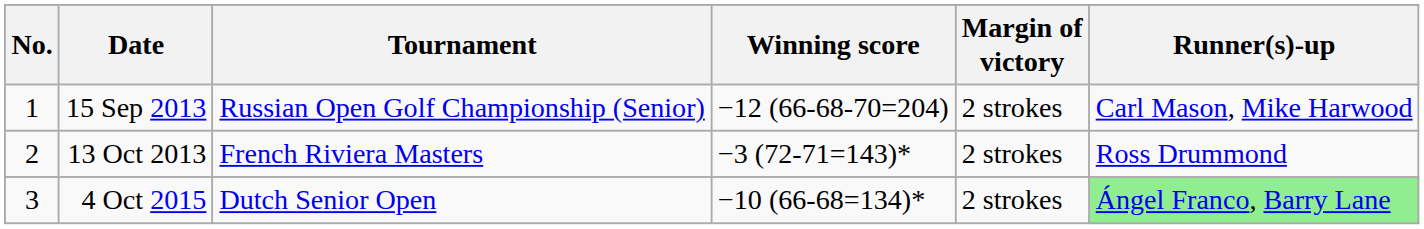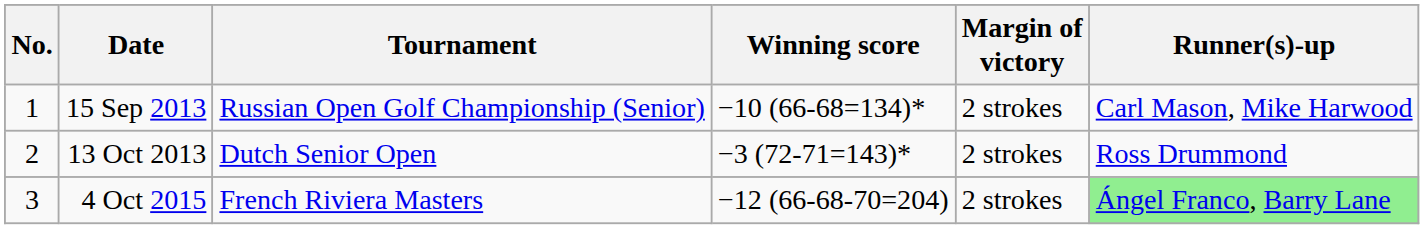(833, 107) −12 (66-68-70=204) -> (822, 107) −10 (66-68=134)*
(351, 153) French Riviera Masters -> (328, 153) Dutch Senior Open
(328, 200) Dutch Senior Open -> (351, 200) French Riviera Masters
(822, 200) −10 (66-68=134)* -> (833, 200) −12 (66-68-70=204)
